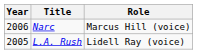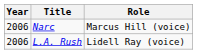(17, 41) 2005 -> (17, 41) 2006
